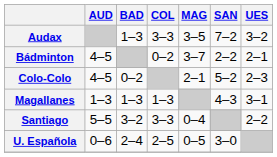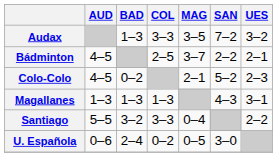(163, 57) 0–2 -> (163, 57) 2–5
(163, 141) 2–5 -> (163, 141) 0–2
